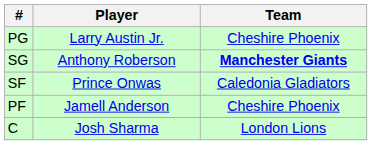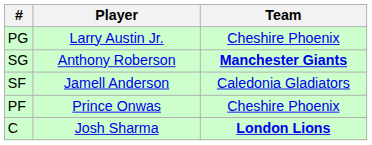(117, 83) Prince Onwas -> (117, 83) Jamell Anderson
(117, 106) Jamell Anderson -> (117, 106) Prince Onwas
(283, 128) normal -> (283, 128) bold
